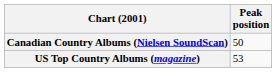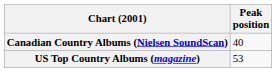(238, 42) 50 -> (238, 42) 40
